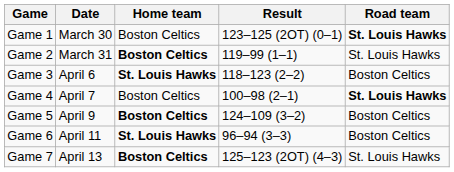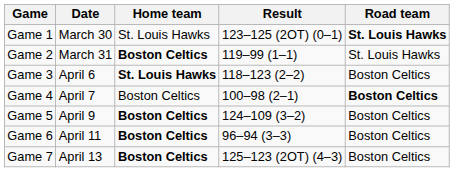(159, 34) Boston Celtics -> (164, 34) St. Louis Hawks
(397, 95) St. Louis Hawks -> (393, 95) Boston Celtics
(167, 136) St. Louis Hawks -> (163, 136) Boston Celtics
(394, 156) St. Louis Hawks -> (389, 156) Boston Celtics
